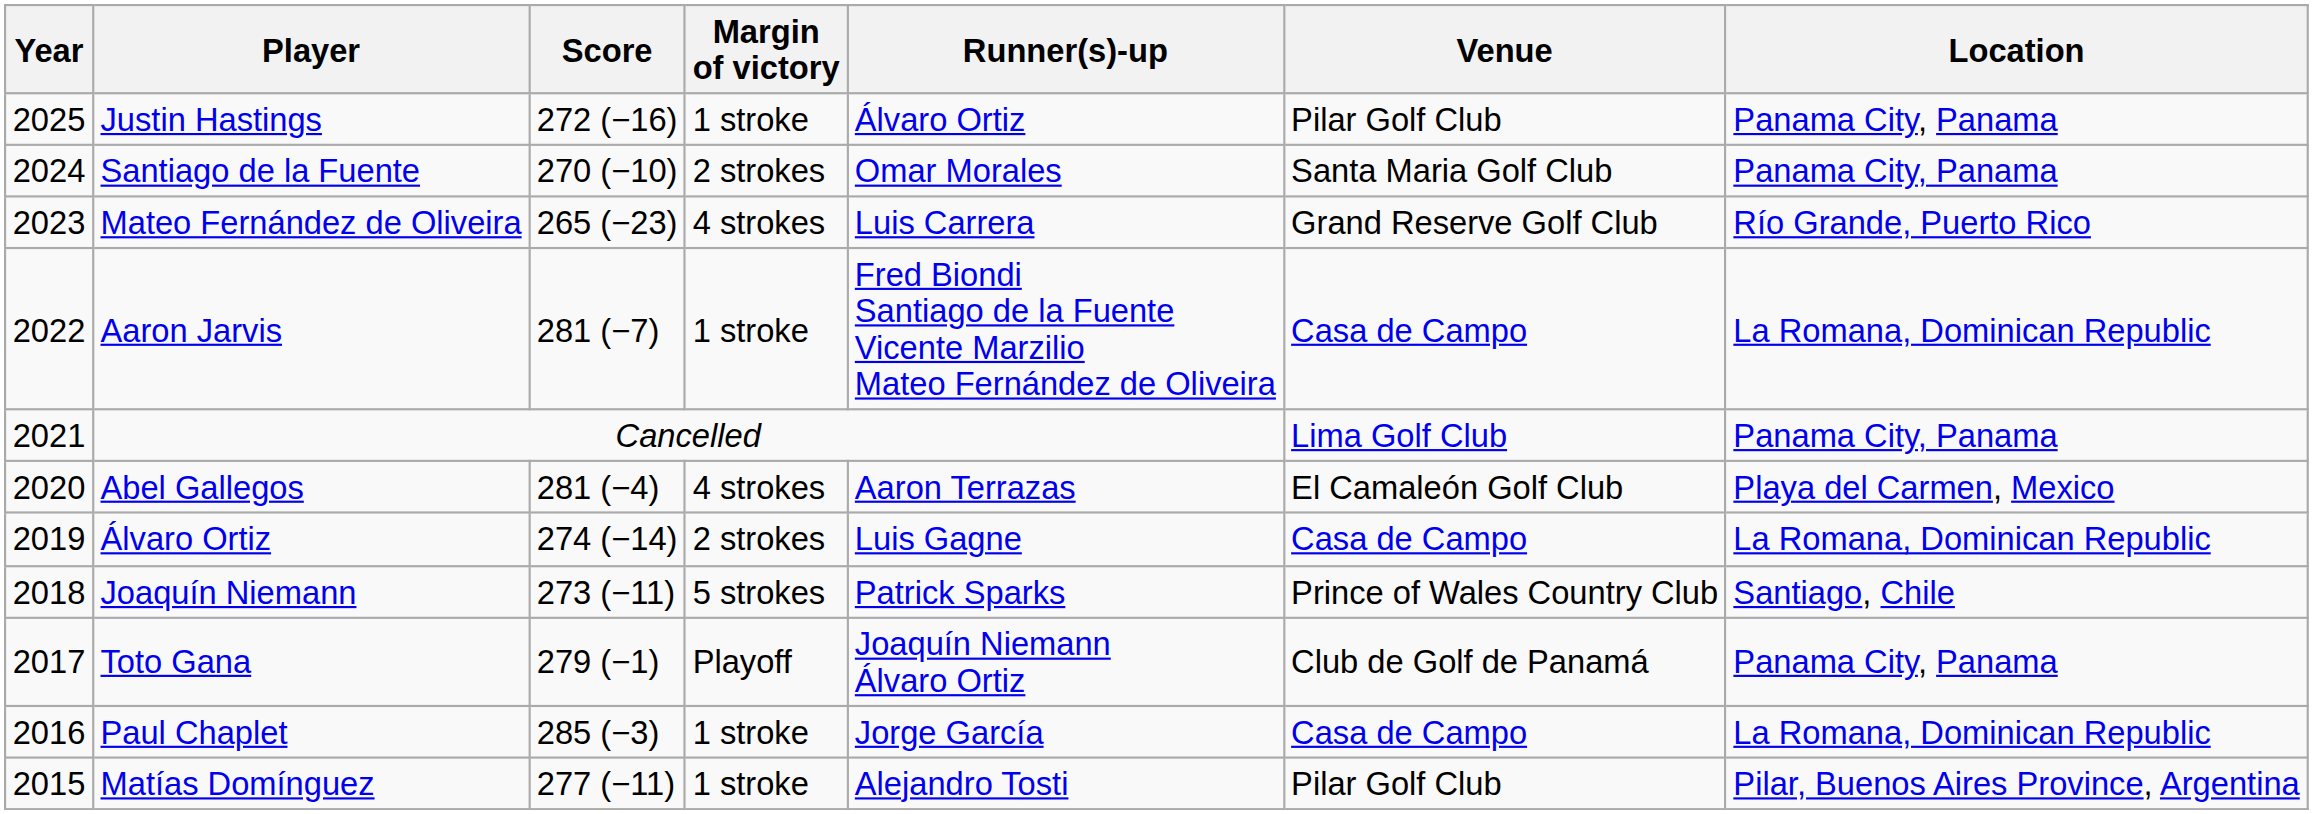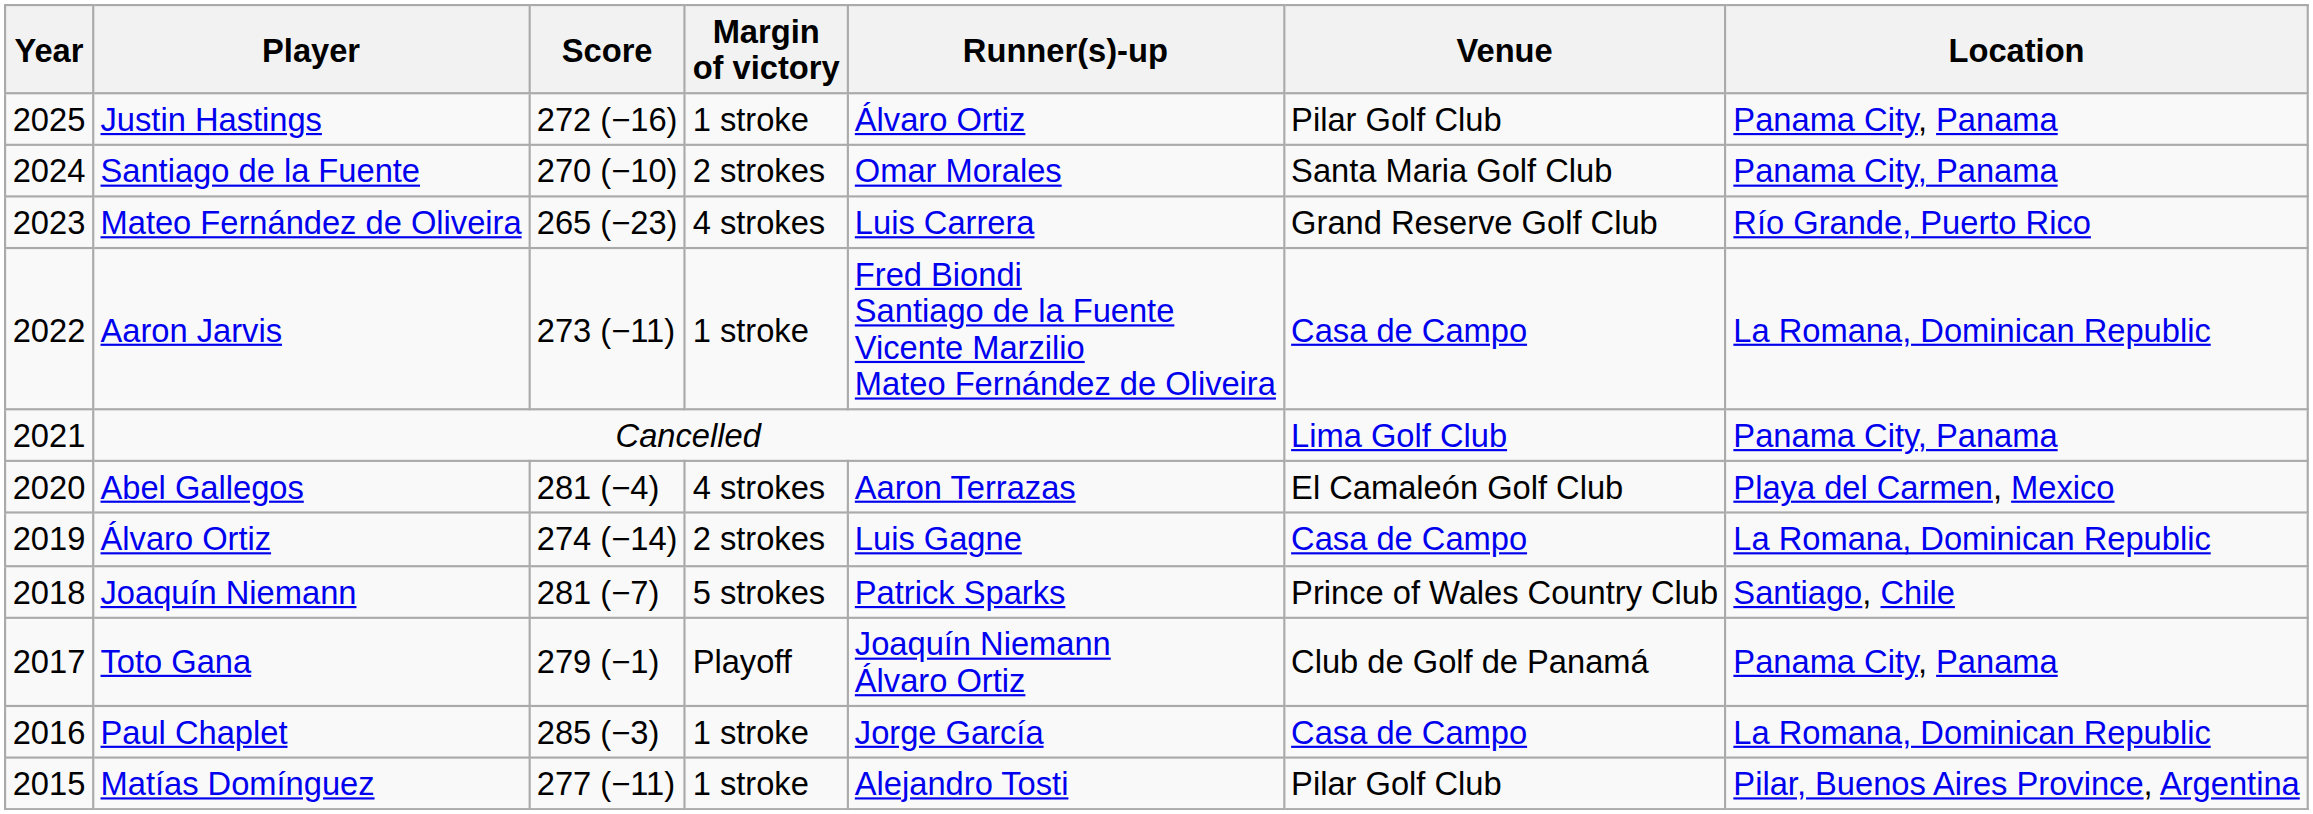(598, 329) 281 (−7) -> (606, 329) 273 (−11)
(606, 591) 273 (−11) -> (598, 591) 281 (−7)
